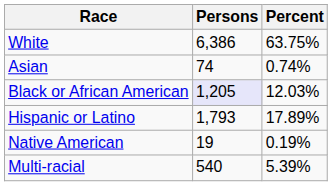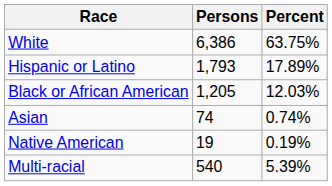rows swapped: (72, 117) <-> (28, 67)
(216, 92) lavender background -> (216, 92) no background
